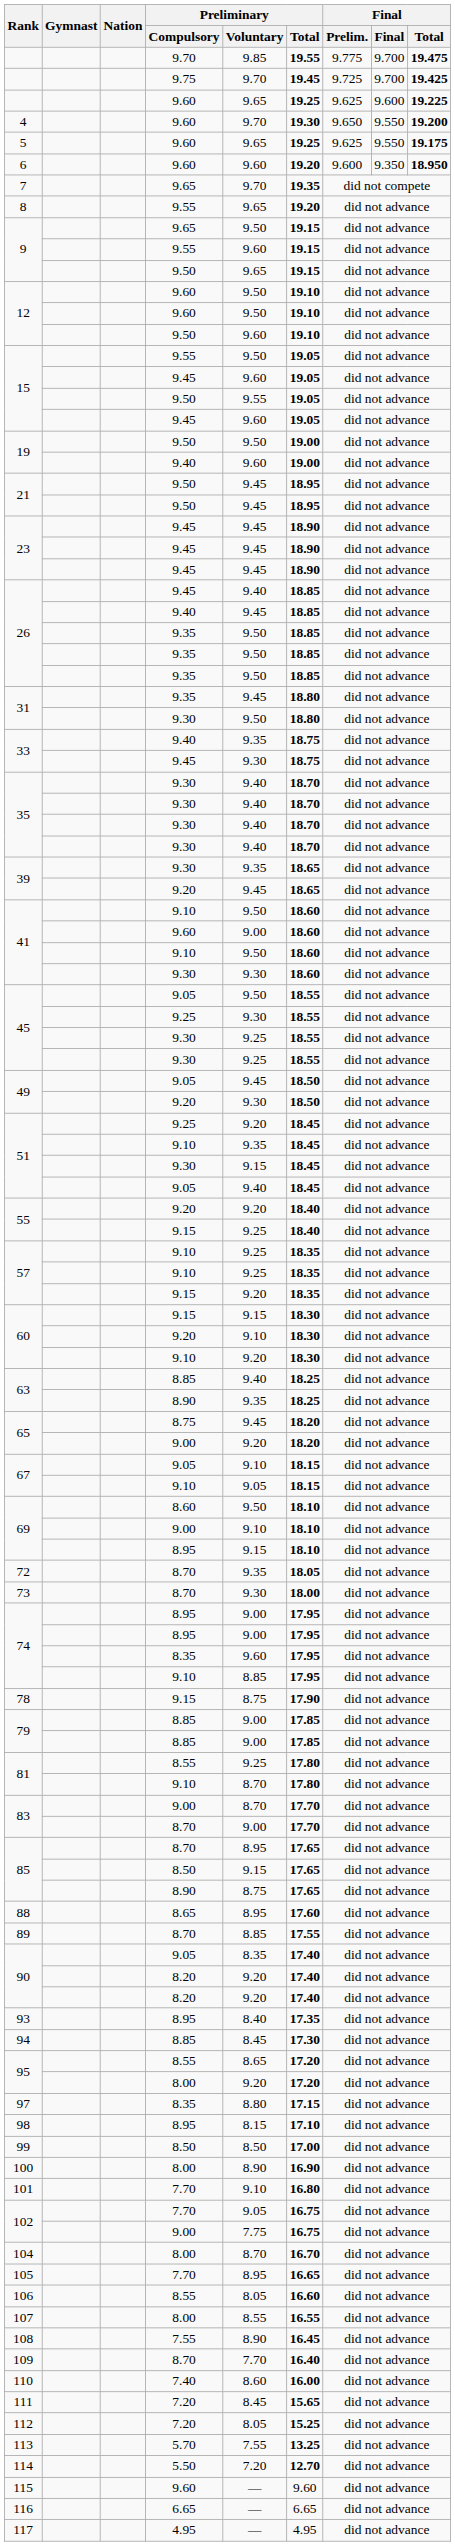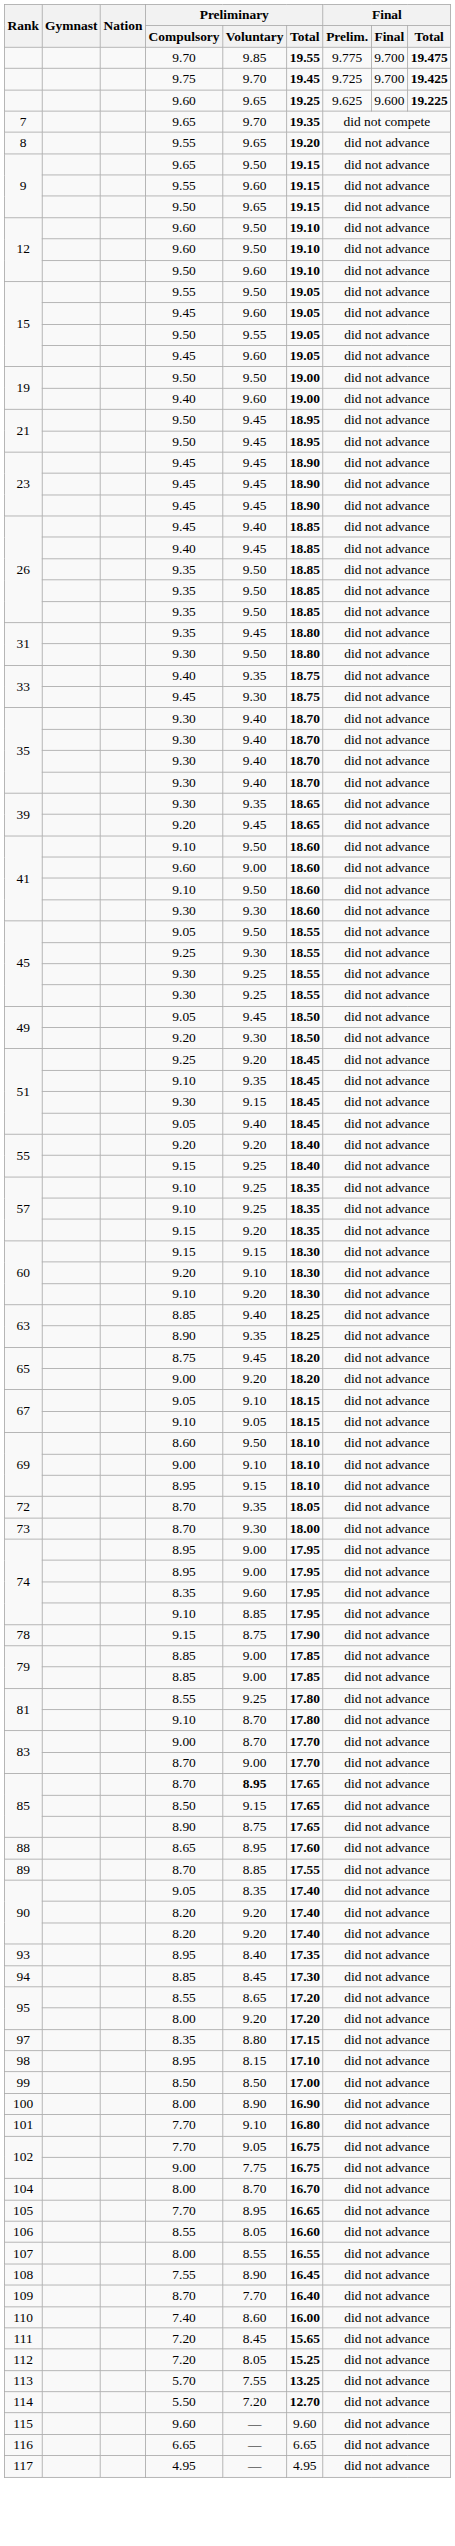- row: (23, 121)
- row: (23, 143)
- row: (23, 164)
(255, 1848) normal -> (255, 1784) bold
